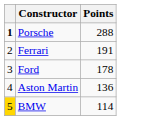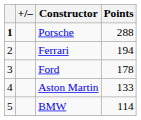+ column: (25, 13)
(105, 51) 191 -> (125, 51) 194
(105, 88) 136 -> (125, 88) 133
(10, 106) gold background -> (10, 106) no background
